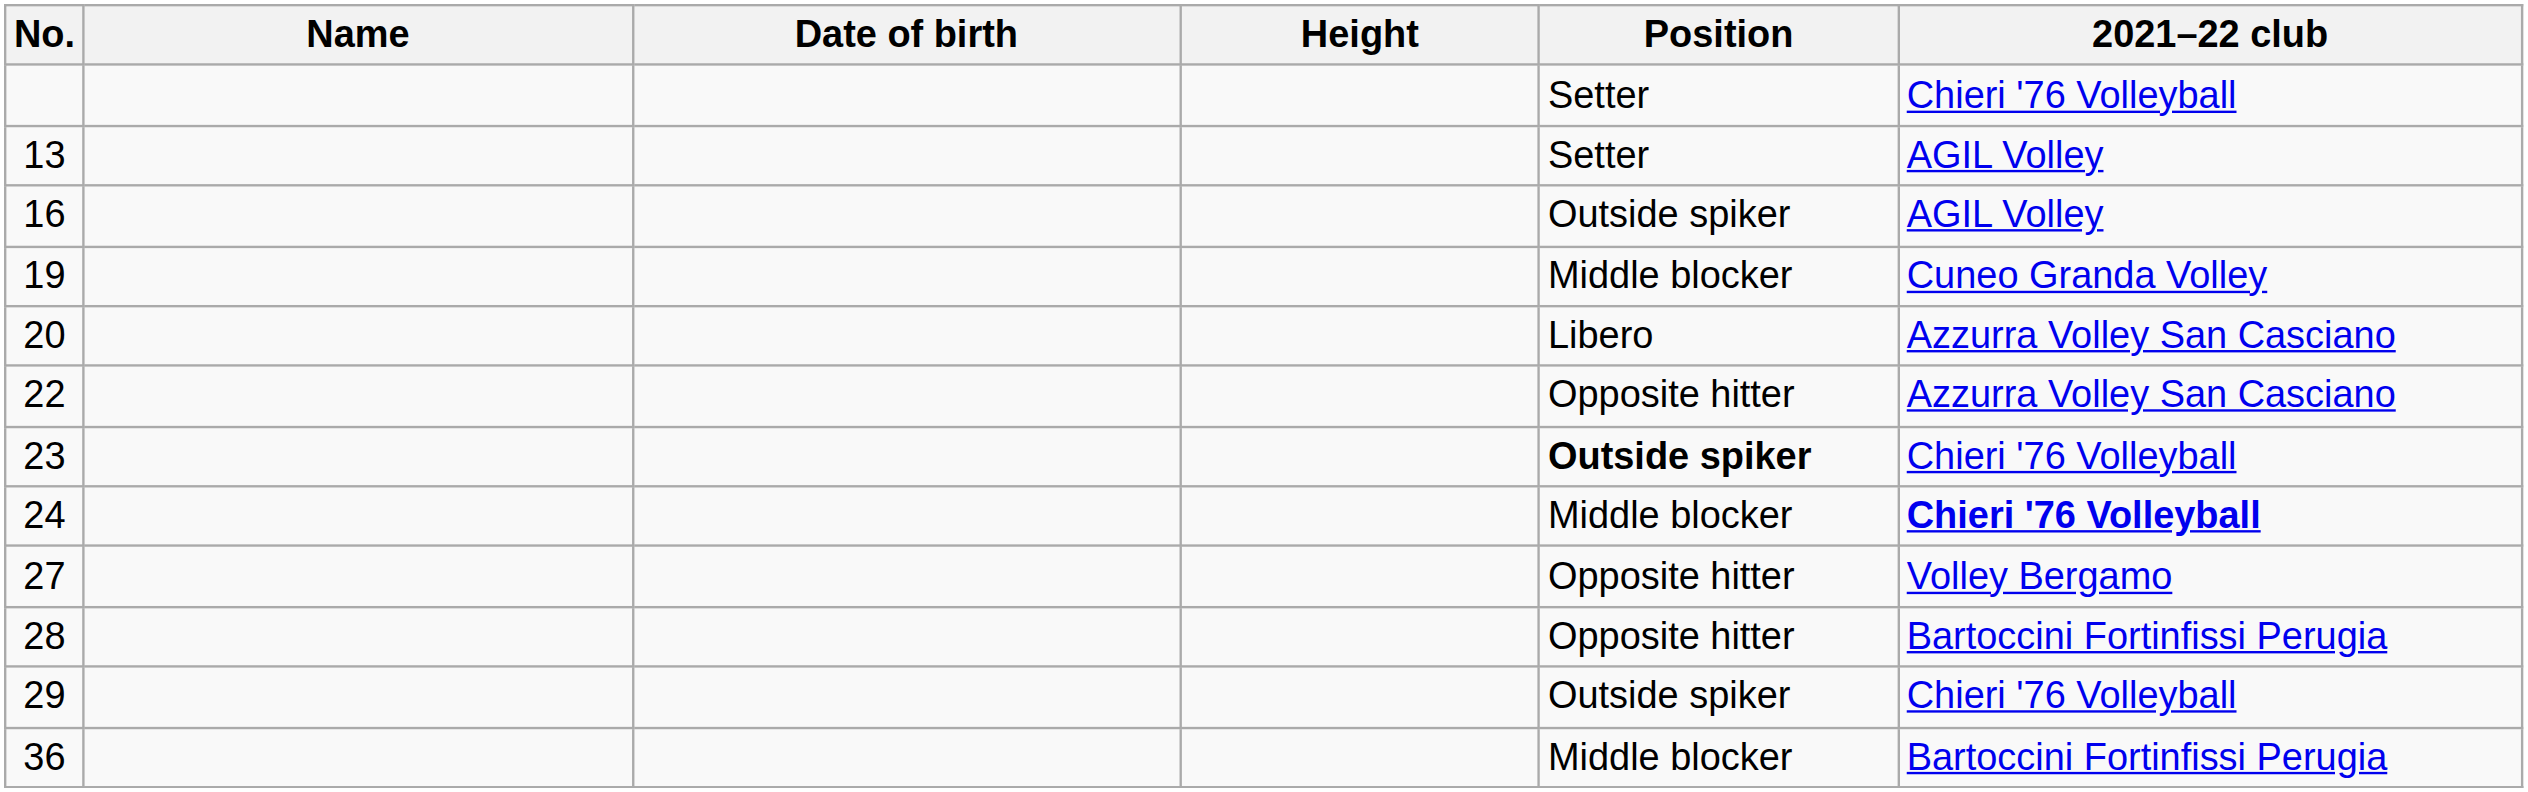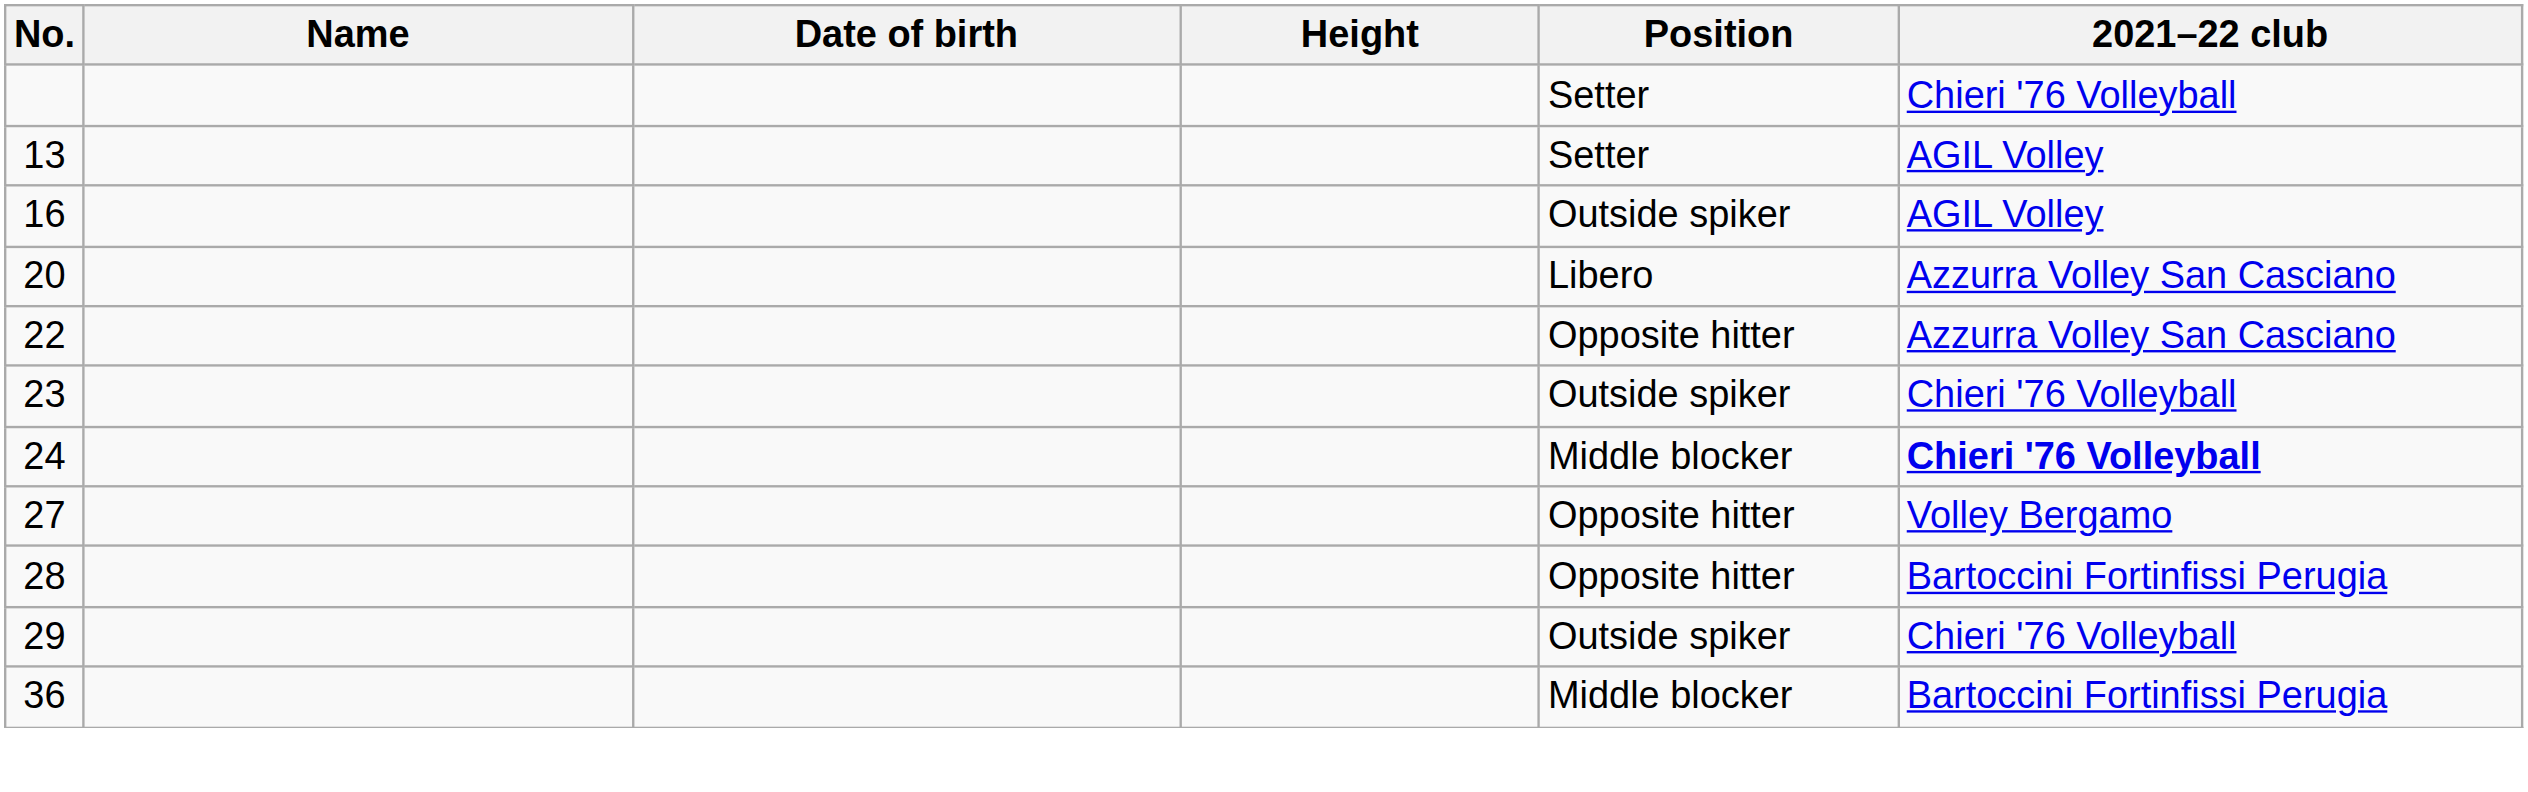- row: (44, 275)
(1680, 455) bold -> (1669, 395) normal
